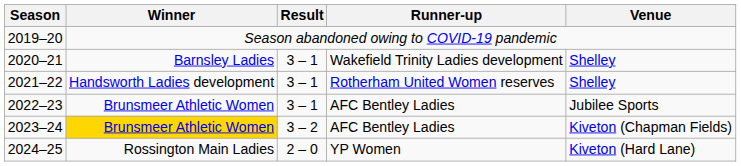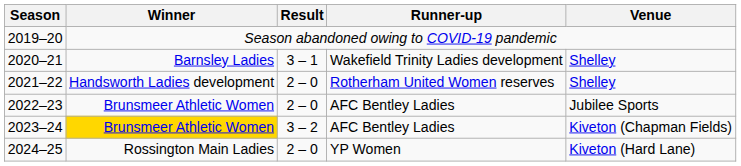(302, 82) 3 – 1 -> (302, 82) 2 – 0
(302, 104) 3 – 1 -> (302, 104) 2 – 0
